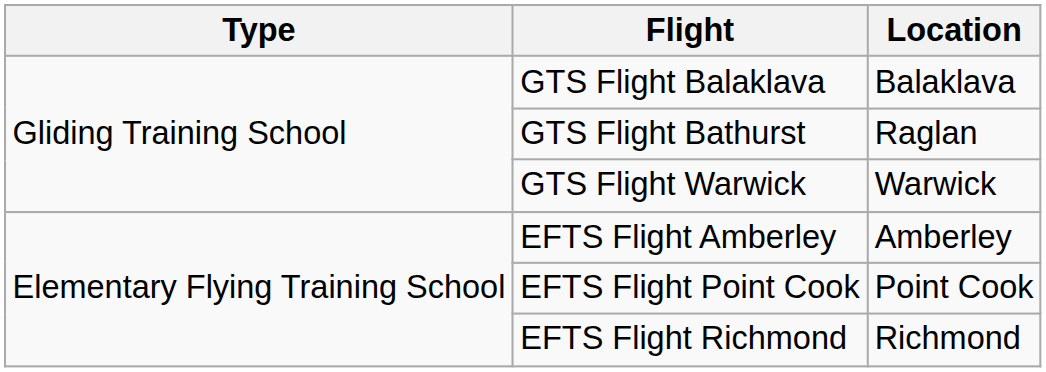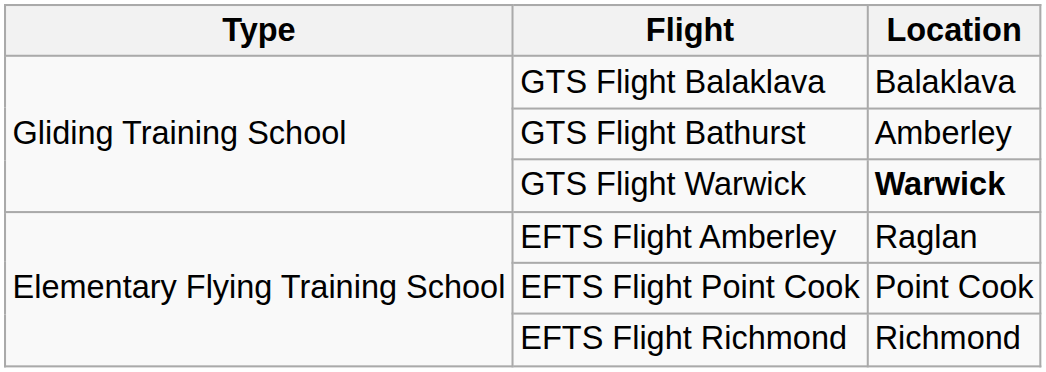(926, 133) Raglan -> (943, 133) Amberley
(935, 184) normal -> (940, 184) bold
(943, 236) Amberley -> (926, 236) Raglan
